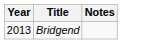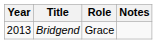+ column: (99, 13)
